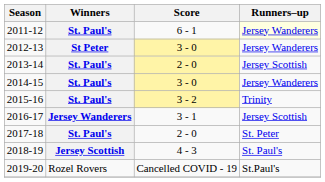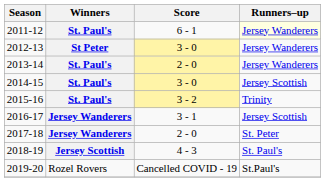(275, 64) Jersey Scottish -> (280, 64) Jersey Wanderers
(280, 82) Jersey Wanderers -> (275, 82) Jersey Scottish
(90, 133) St. Paul's -> (90, 133) Jersey Wanderers
